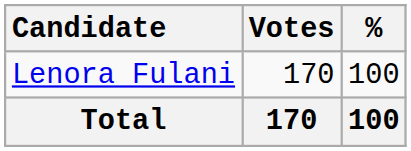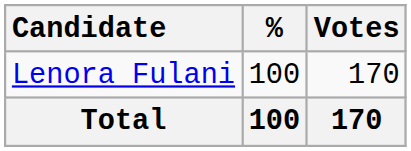columns swapped: (292, 28) <-> (374, 28)
